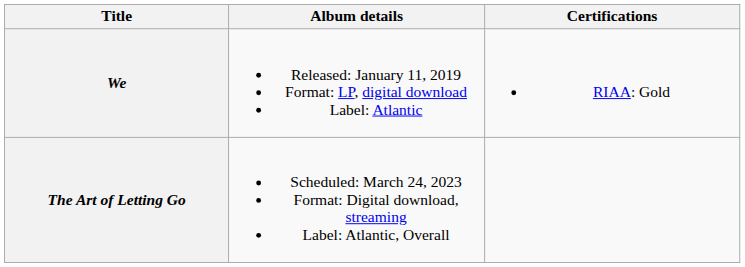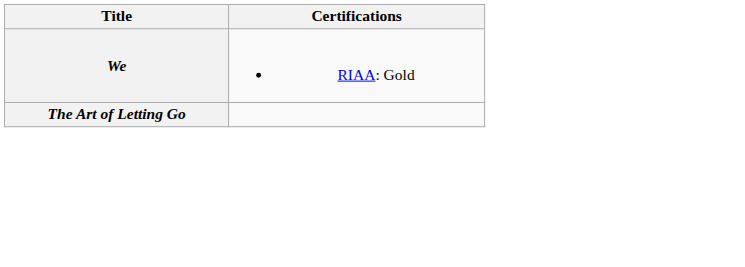- column: (357, 16)
